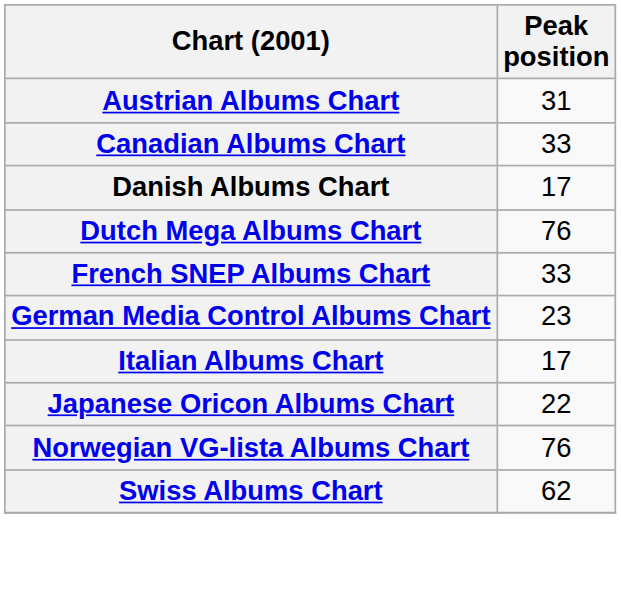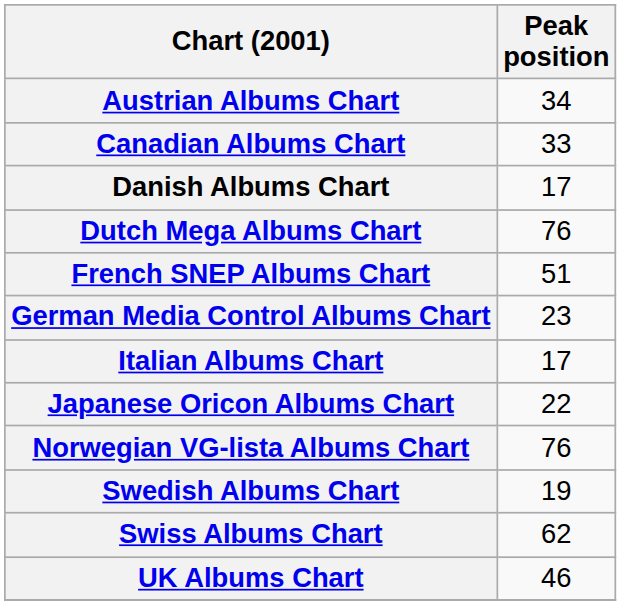(556, 100) 31 -> (556, 100) 34
(556, 273) 33 -> (556, 273) 51
+ row: (251, 490)
+ row: (251, 577)
